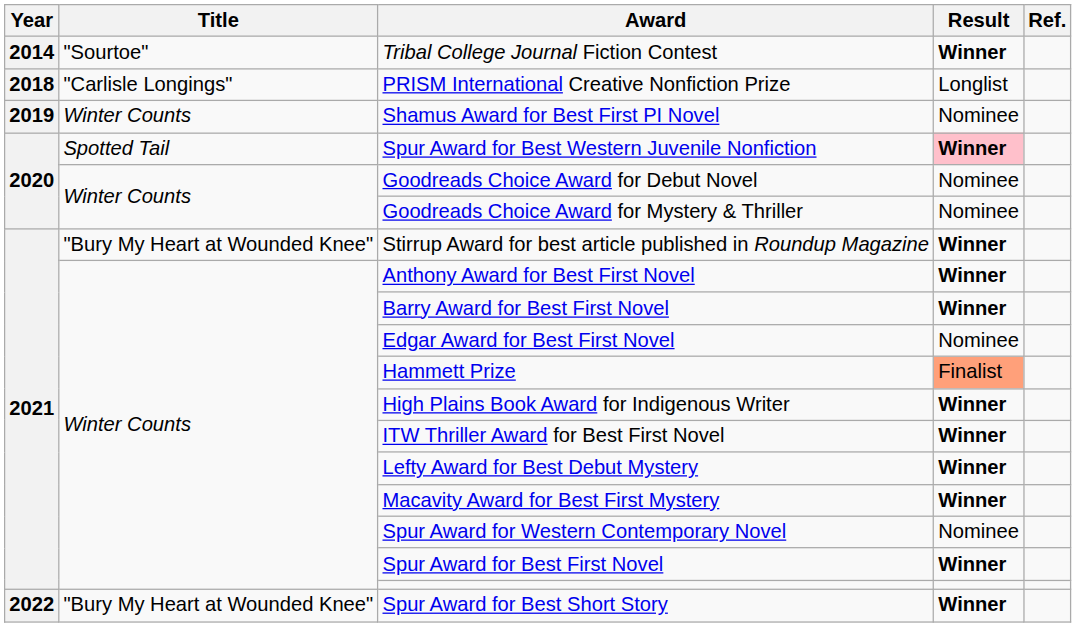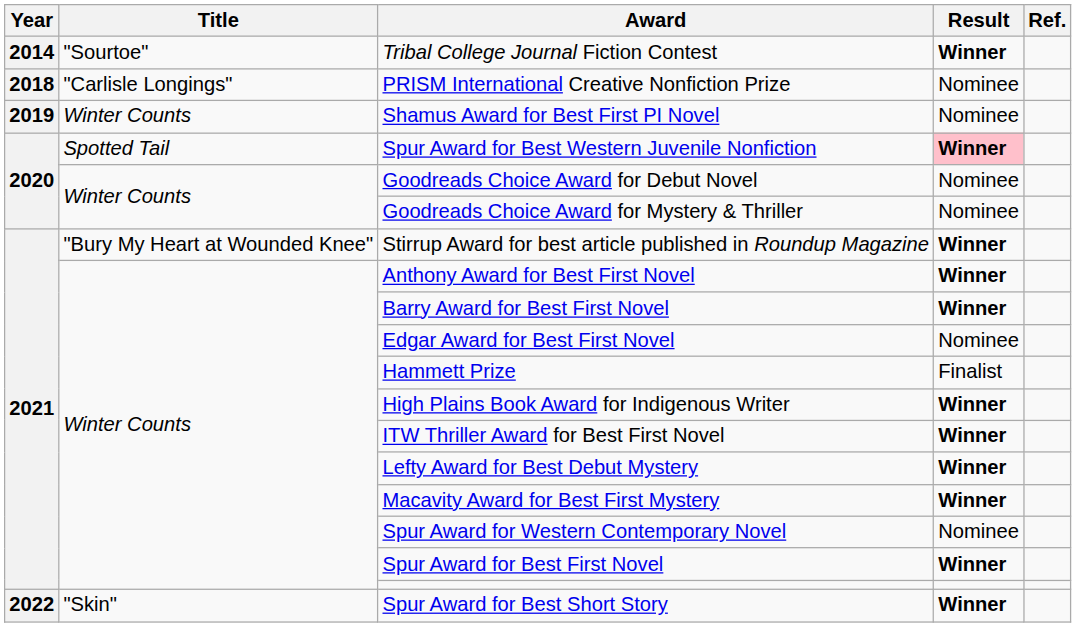(973, 84) Longlist -> (979, 84) Nominee
(970, 372) lightsalmon background -> (970, 372) no background
(218, 605) "Bury My Heart at Wounded Knee" -> (90, 605) "Skin"
